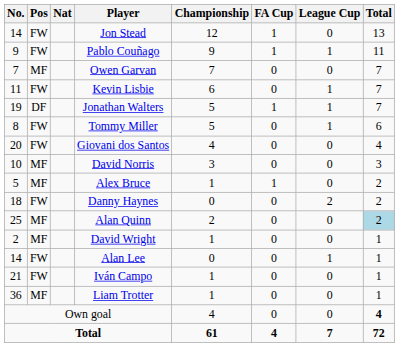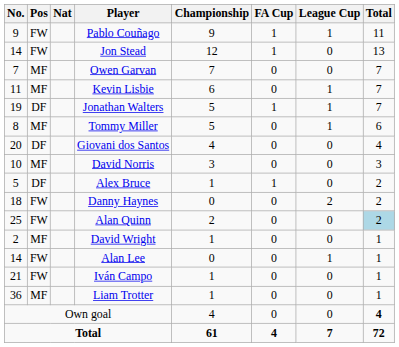rows swapped: (123, 32) <-> (123, 51)
(39, 88) FW -> (39, 88) MF
(39, 126) FW -> (39, 126) MF
(39, 145) FW -> (39, 145) DF
(39, 182) MF -> (39, 182) DF
(39, 220) MF -> (39, 220) FW
